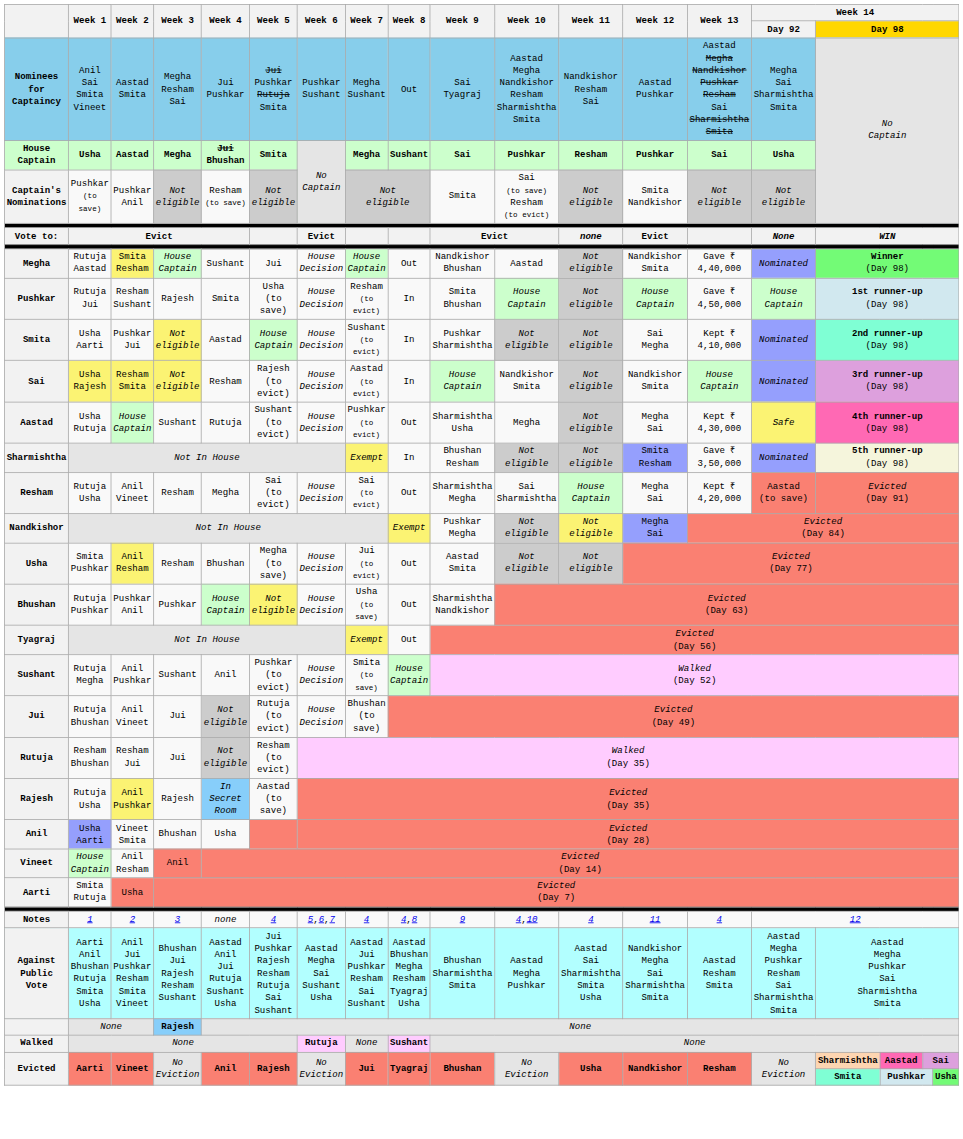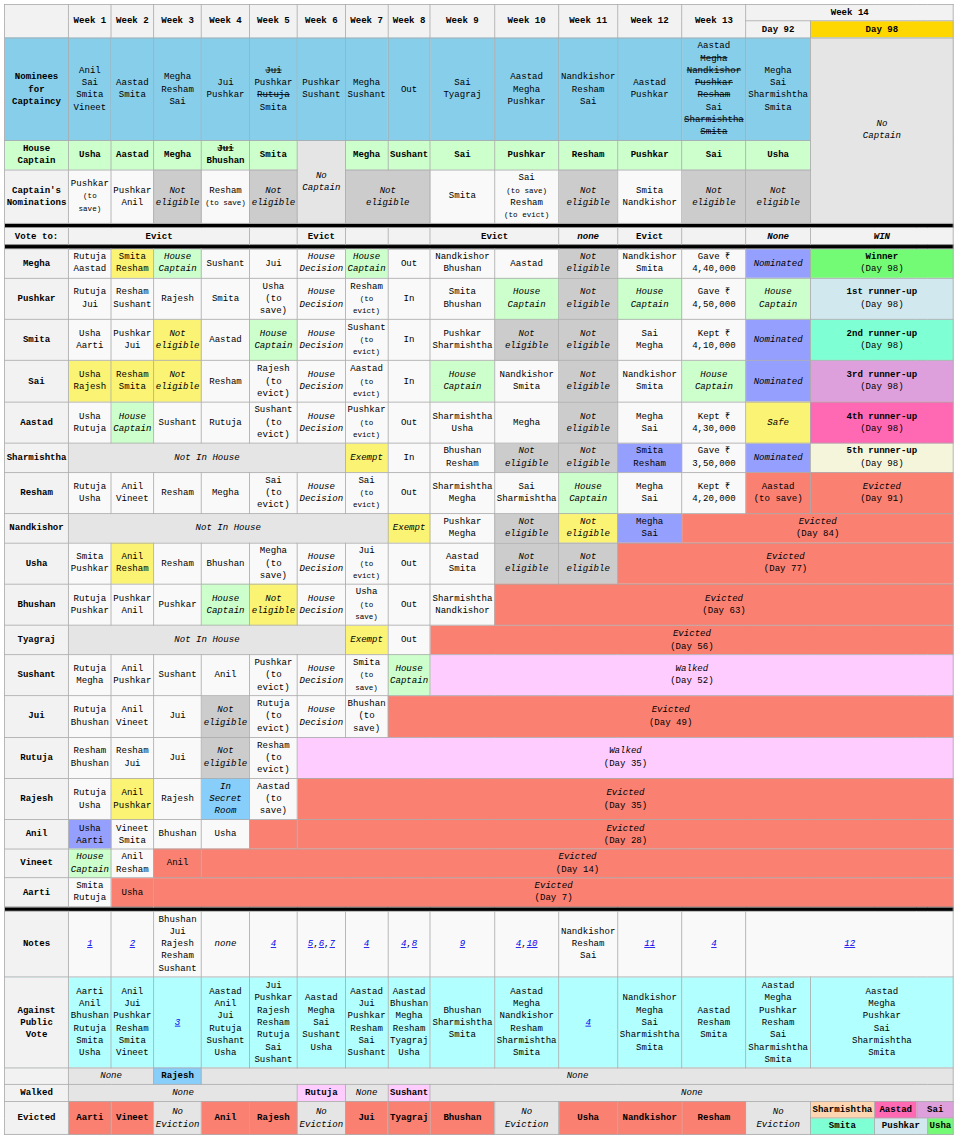(527, 89) Aastad Megha Nandkishor Resham Sharmishtha Smita -> (527, 89) Aastad Megha Pushkar
(178, 919) 3 -> (178, 944) Bhushan Jui Rajesh Resham Sushant
(591, 919) 4 -> (588, 944) Nandkishor Resham Sai
(178, 973) Bhushan Jui Rajesh Resham Sushant -> (178, 1022) 3
(527, 973) Aastad Megha Pushkar -> (527, 1022) Aastad Megha Nandkishor Resham Sharmishtha Smita
(591, 973) Aastad Sai Sharmishtha Smita Usha -> (588, 1022) 4
